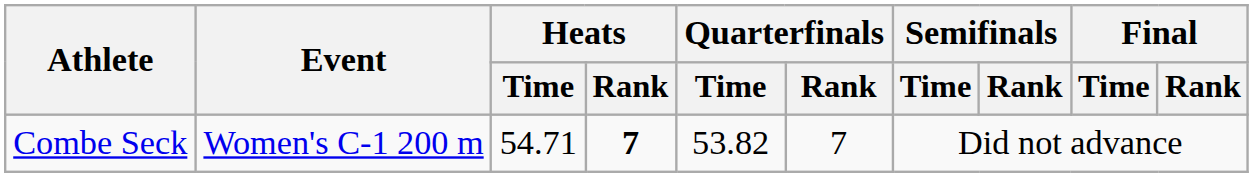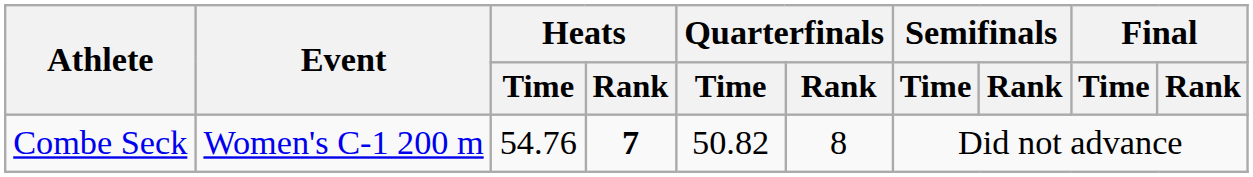(538, 143) 54.71 -> (538, 143) 54.76
(731, 143) 53.82 -> (731, 143) 50.82
(839, 143) 7 -> (839, 143) 8
